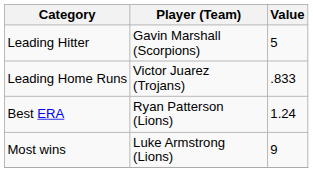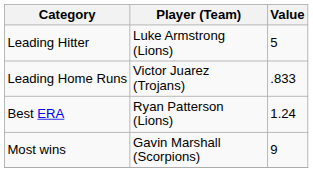(177, 43) Gavin Marshall (Scorpions) -> (179, 43) Luke Armstrong (Lions)
(179, 149) Luke Armstrong (Lions) -> (177, 149) Gavin Marshall (Scorpions)
